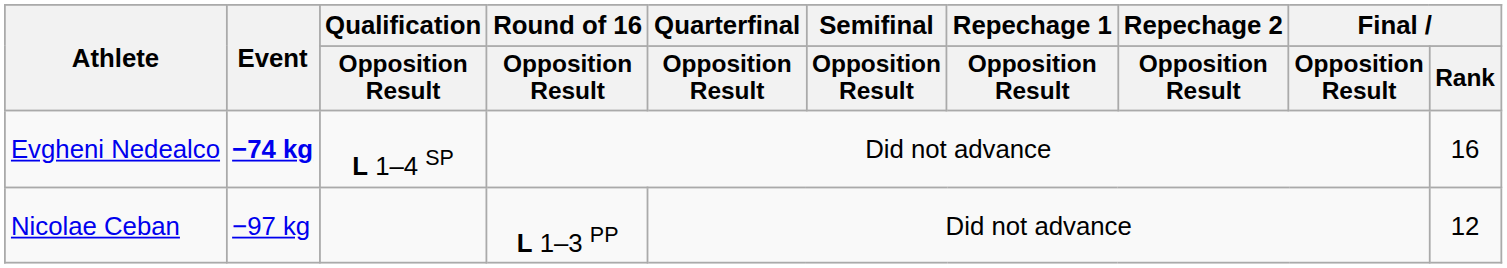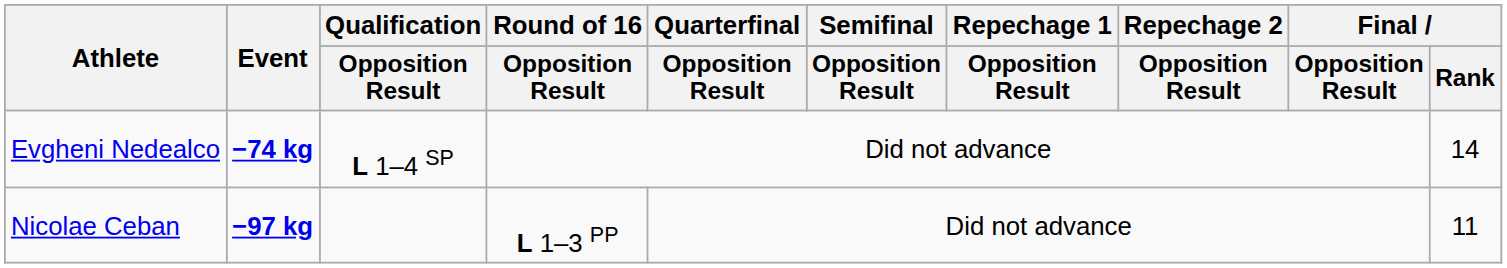(1465, 149) 16 -> (1465, 149) 14
(271, 226) normal -> (273, 226) bold
(1465, 226) 12 -> (1465, 226) 11
